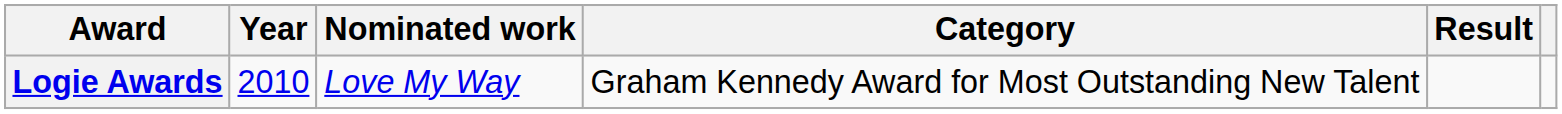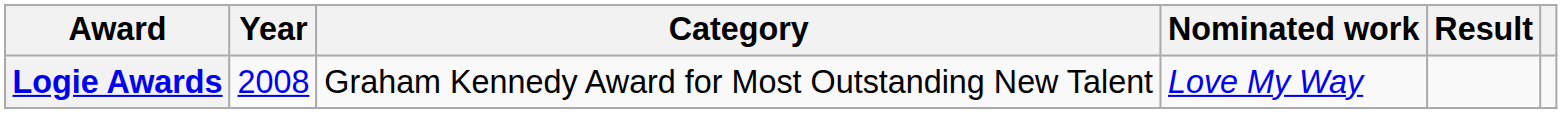columns swapped: (1005, 30) <-> (450, 30)
(273, 81) 2010 -> (273, 81) 2008
